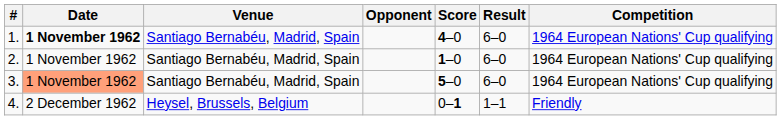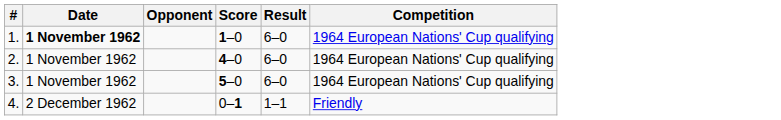- column: (253, 15)
(450, 37) 4–0 -> (230, 37) 1–0
(450, 59) 1–0 -> (230, 59) 4–0
(81, 81) lightsalmon background -> (81, 81) no background
